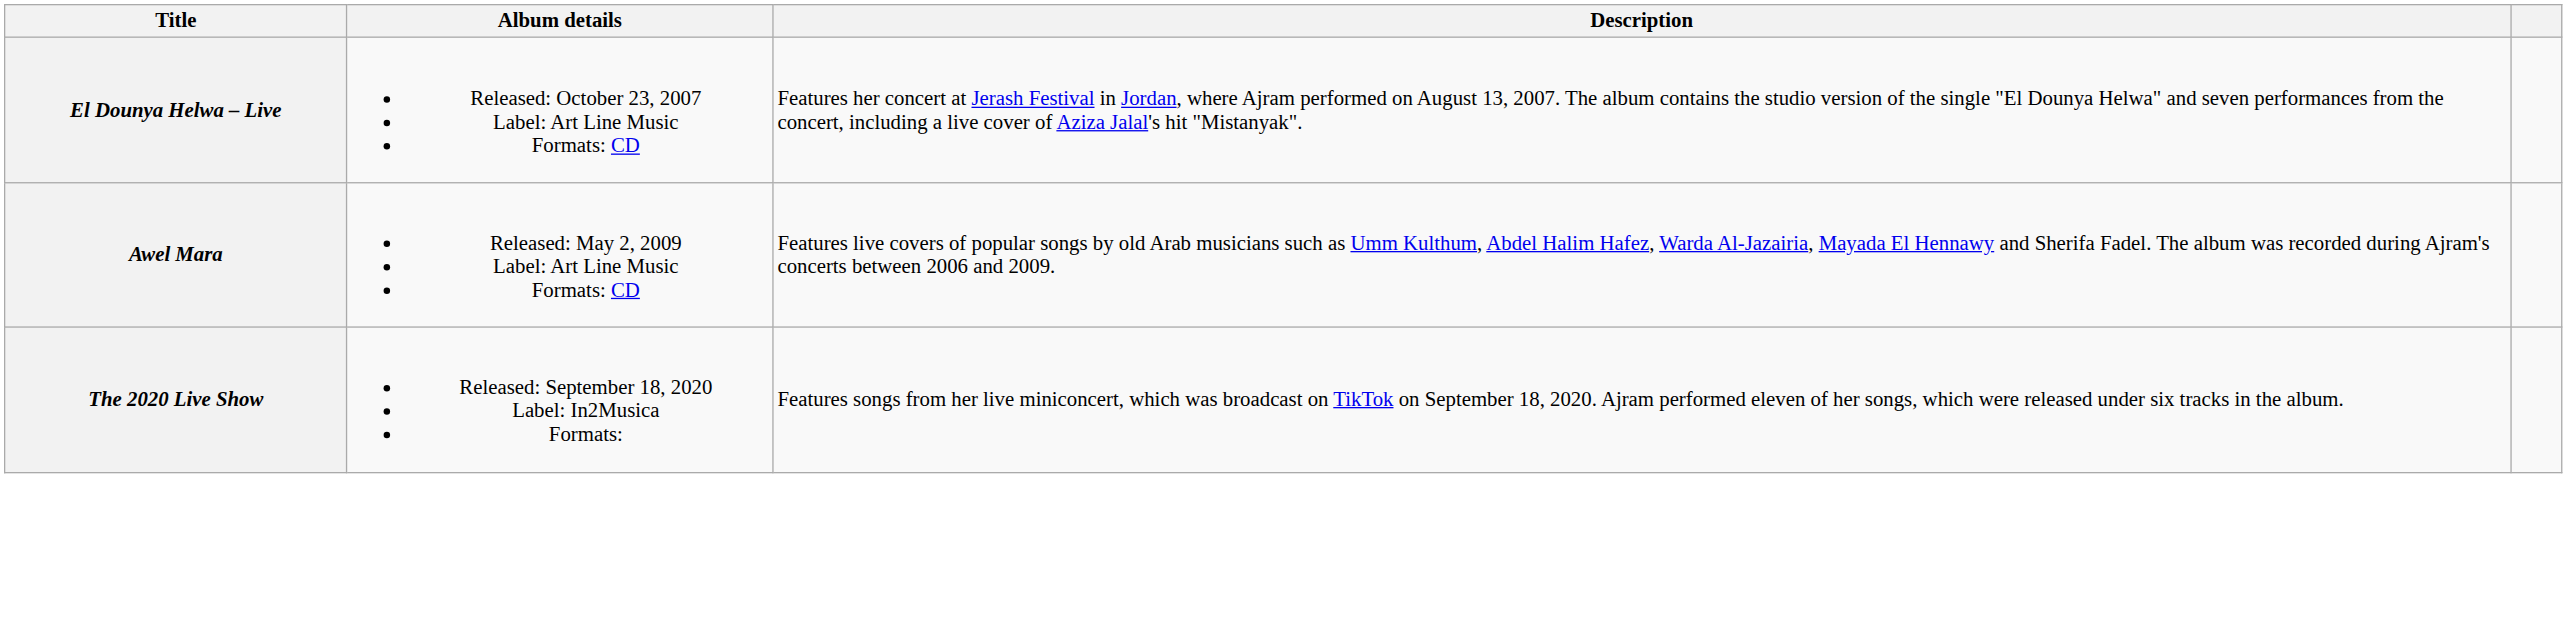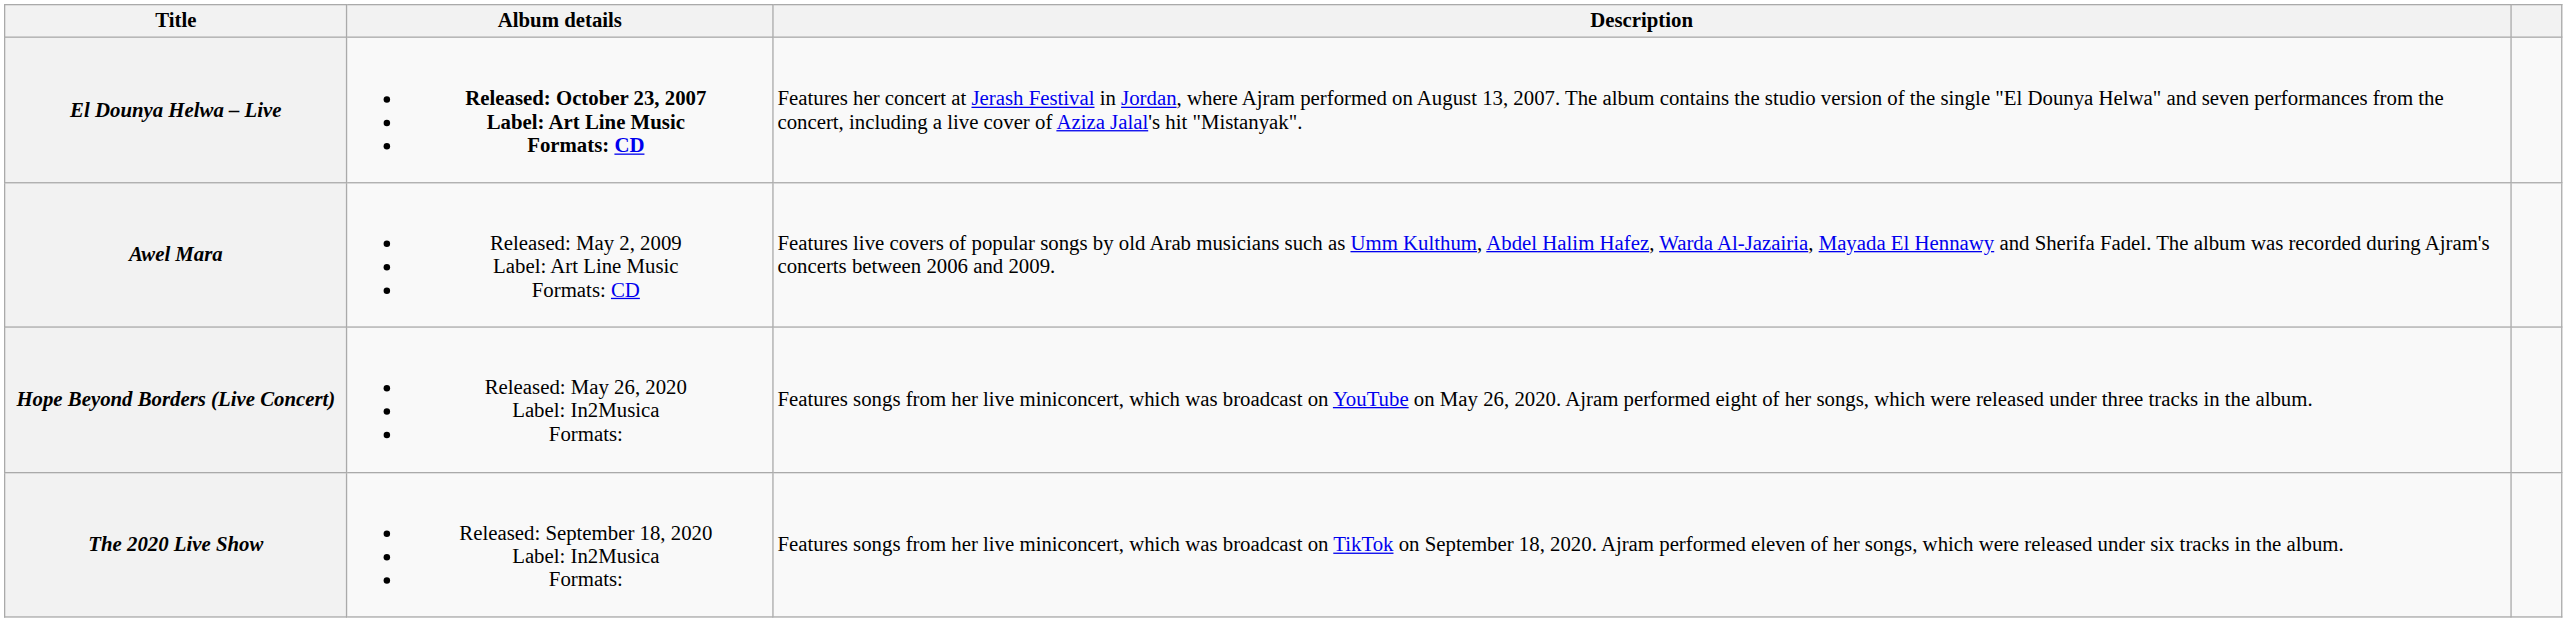(560, 122) normal -> (560, 122) bold
+ row: (176, 399)
